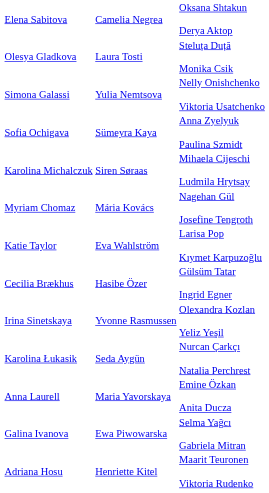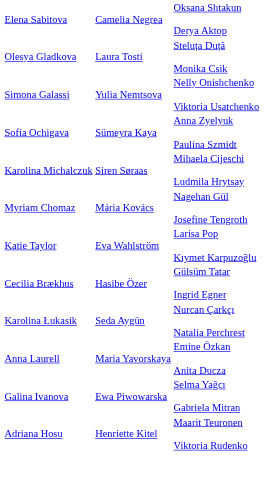- row: (38, 321)
